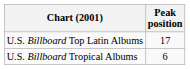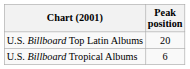(165, 40) 17 -> (165, 40) 20
